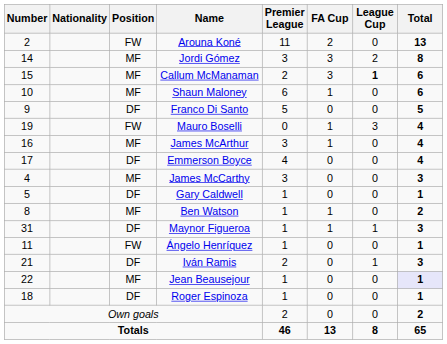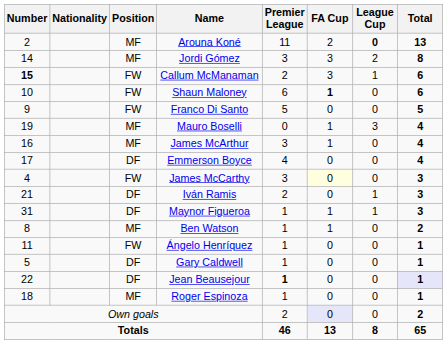(133, 42) FW -> (133, 42) MF
(375, 42) normal -> (375, 42) bold
(27, 76) normal -> (27, 76) bold
(133, 76) MF -> (133, 76) FW
(375, 76) bold -> (375, 76) normal
(133, 93) MF -> (133, 93) FW
(330, 93) normal -> (330, 93) bold
(133, 110) DF -> (133, 110) FW
(133, 127) FW -> (133, 127) MF
(133, 178) MF -> (133, 178) FW
(330, 178) no background -> (330, 178) lightyellow background
rows swapped: (209, 263) <-> (209, 195)
rows swapped: (209, 229) <-> (209, 212)
(133, 280) MF -> (133, 280) DF
(285, 280) normal -> (285, 280) bold
(133, 297) DF -> (133, 297) MF
(330, 314) no background -> (330, 314) lavender background
